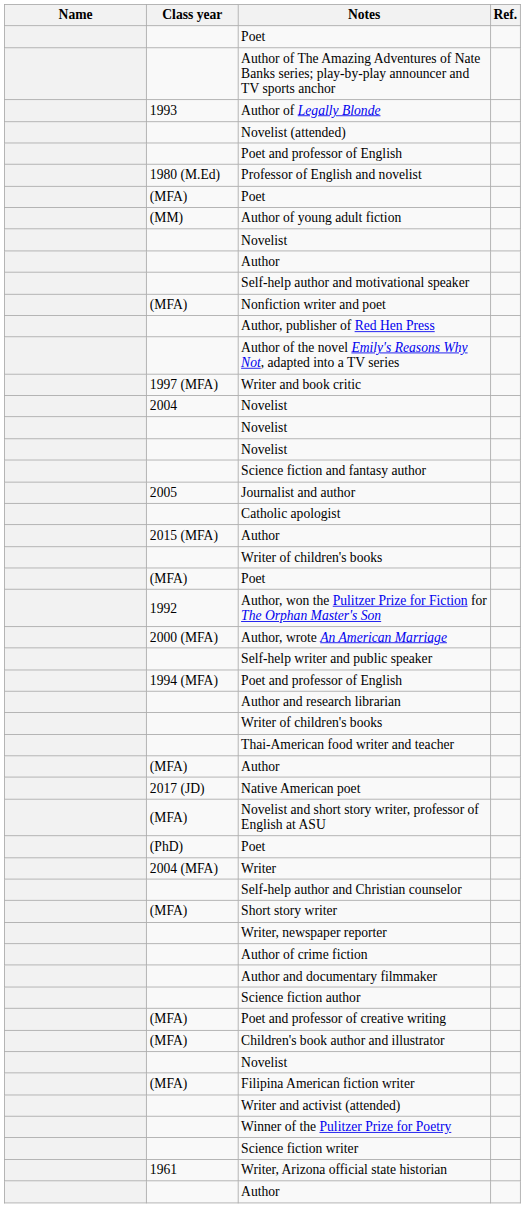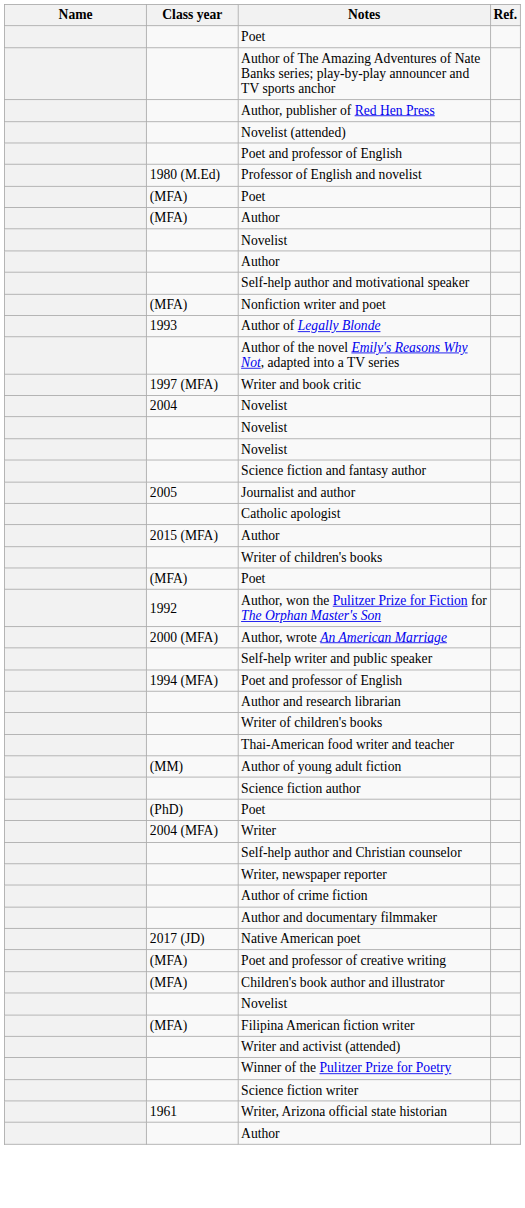rows swapped: (163, 110) <-> (192, 326)
rows swapped: (169, 766) <-> (166, 218)
rows swapped: (192, 998) <-> (177, 788)
- row: (169, 817)
- row: (169, 911)
